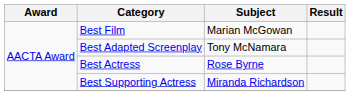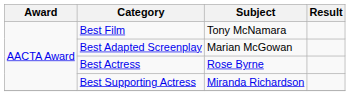(250, 30) Marian McGowan -> (247, 30) Tony McNamara
(247, 47) Tony McNamara -> (250, 47) Marian McGowan
